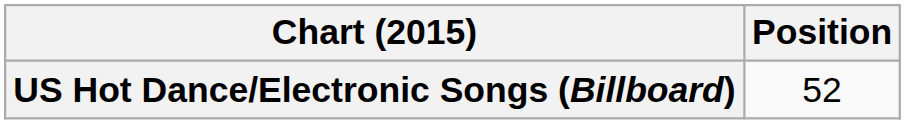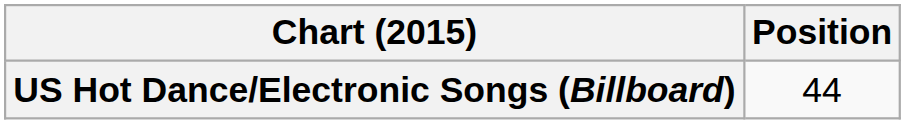(822, 88) 52 -> (822, 88) 44
